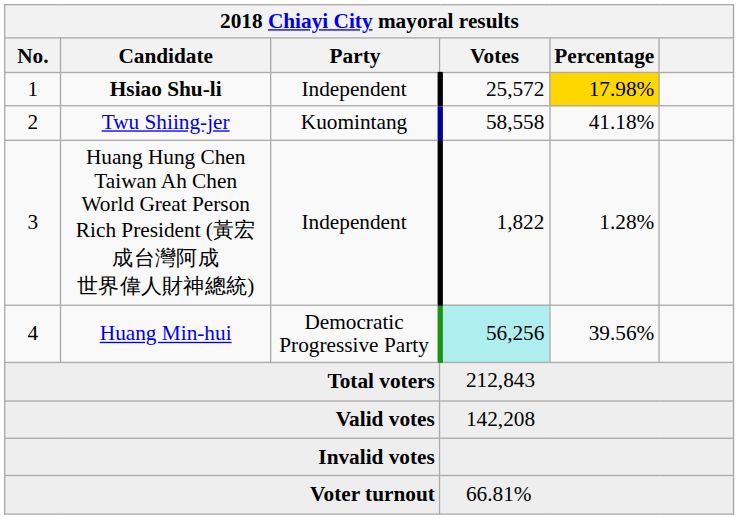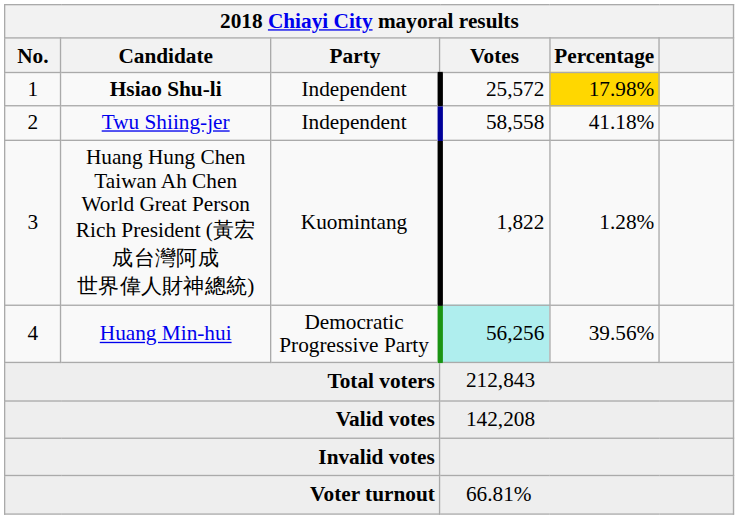(354, 122) Kuomintang -> (354, 122) Independent
(354, 222) Independent -> (354, 222) Kuomintang
